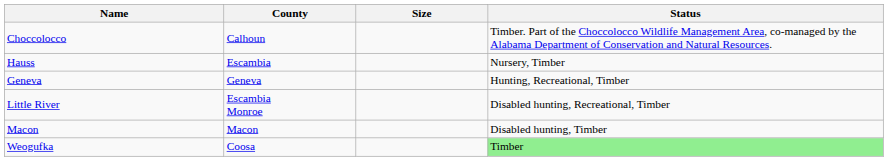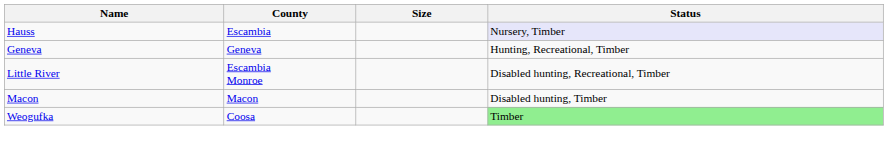- row: (37, 37)
(527, 62) no background -> (527, 31) lavender background
